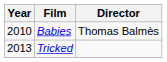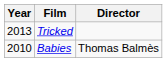rows swapped: (54, 31) <-> (55, 48)
